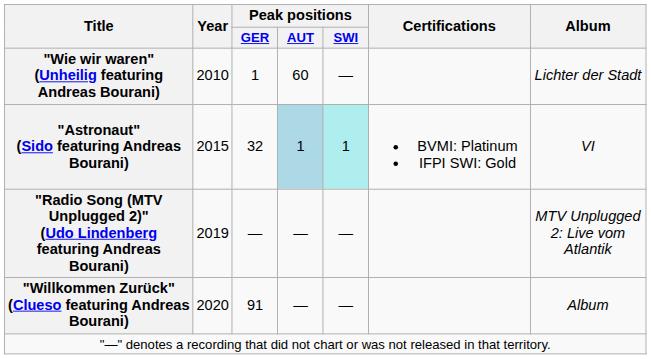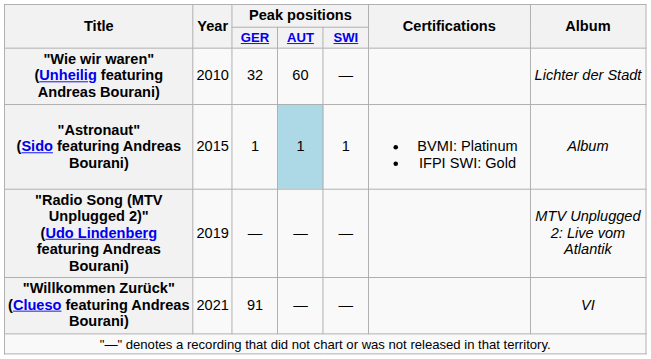(255, 76) 1 -> (255, 76) 32
(255, 146) 32 -> (255, 146) 1
(346, 146) paleturquoise background -> (346, 146) no background
(588, 146) VI -> (588, 146) Album
(213, 305) 2020 -> (213, 305) 2021
(588, 305) Album -> (588, 305) VI
